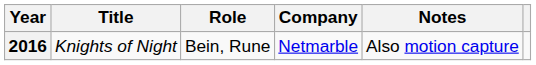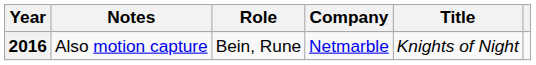columns swapped: (116, 18) <-> (442, 18)
